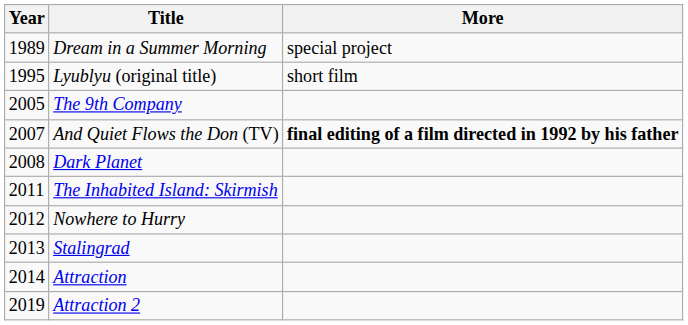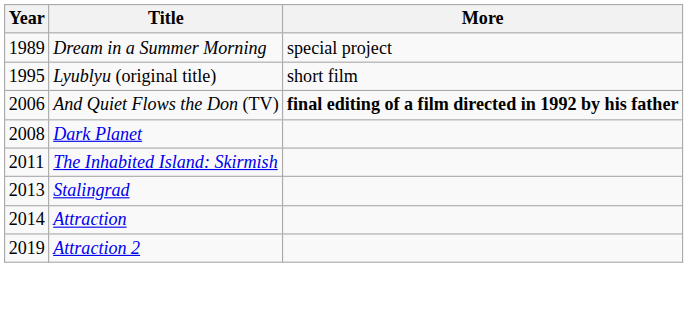- row: (118, 104)
(27, 133) 2007 -> (27, 104) 2006
- row: (119, 219)
